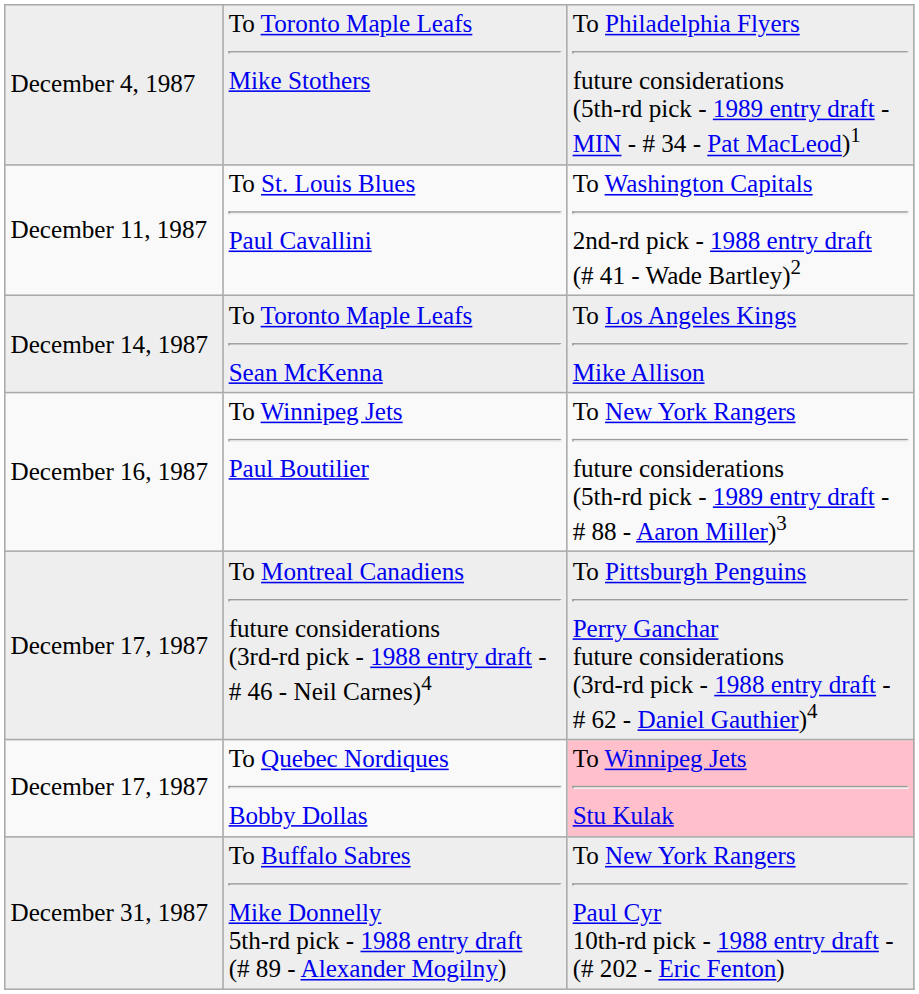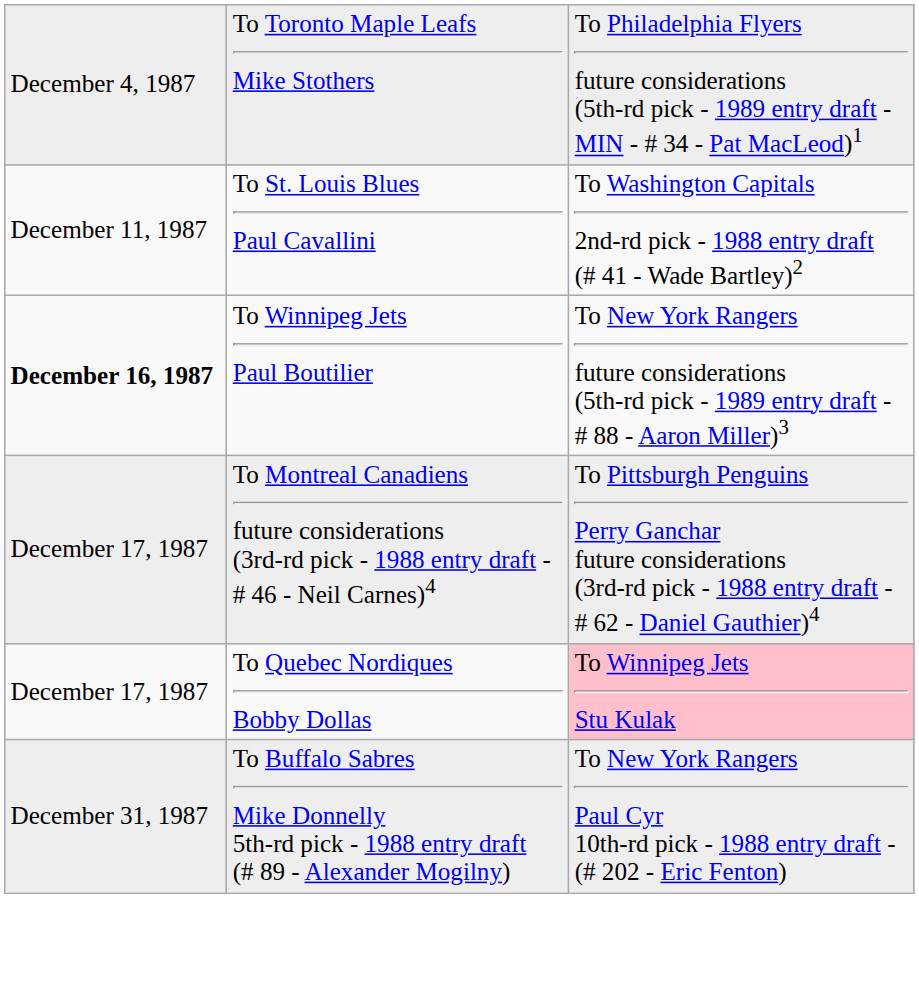- row: (395, 343)
(109, 471) normal -> (112, 375) bold
